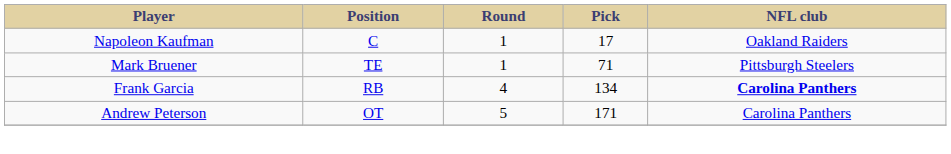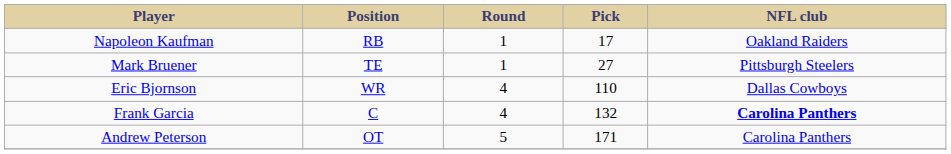(373, 40) C -> (373, 40) RB
(606, 64) 71 -> (606, 64) 27
+ row: (154, 88)
(373, 88) RB -> (373, 112) C
(606, 88) 134 -> (606, 112) 132
